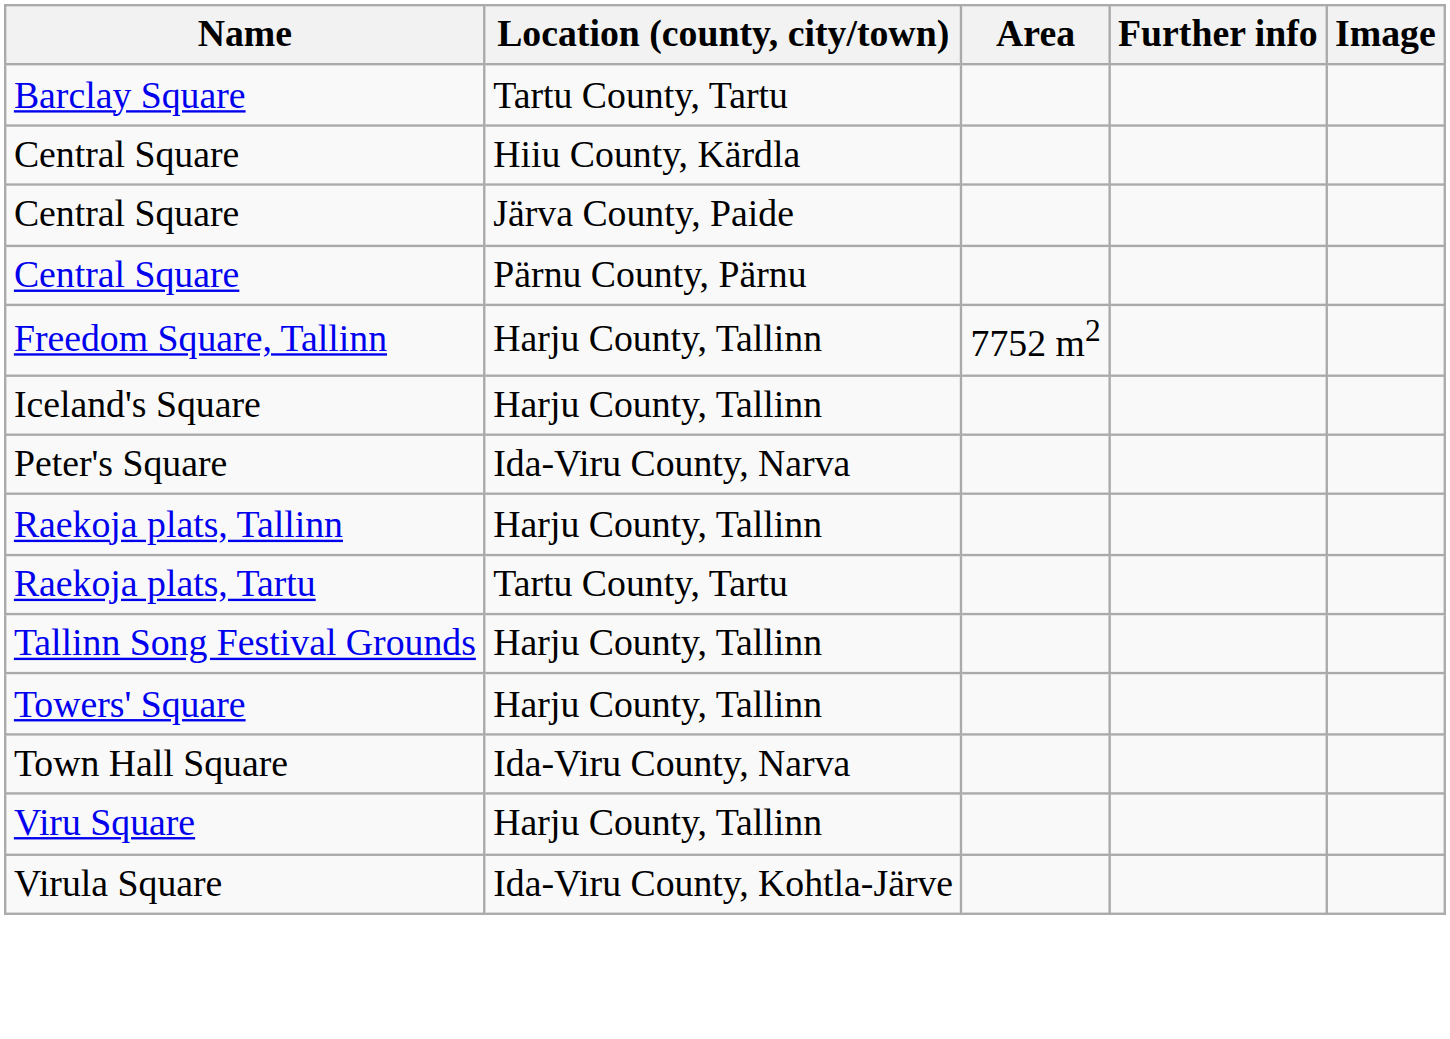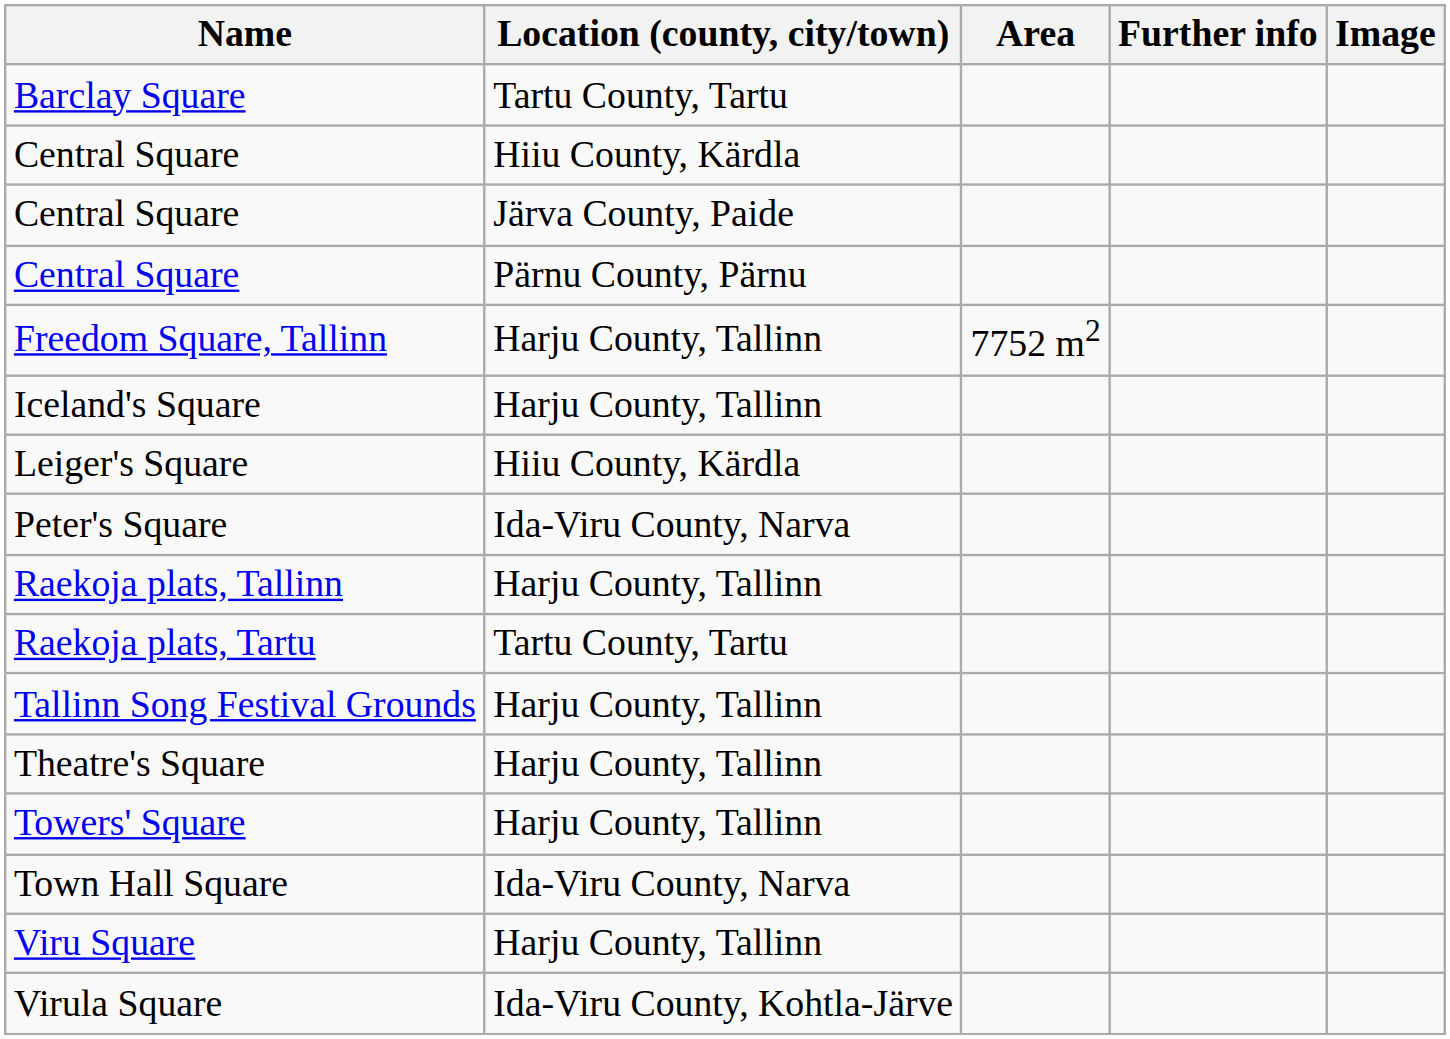+ row: (131, 463)
+ row: (139, 763)
